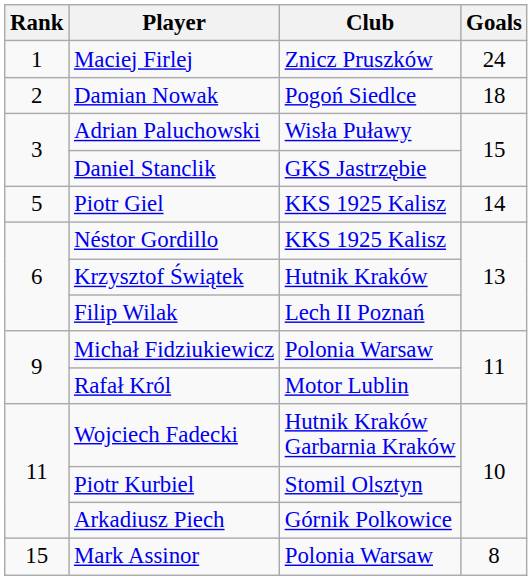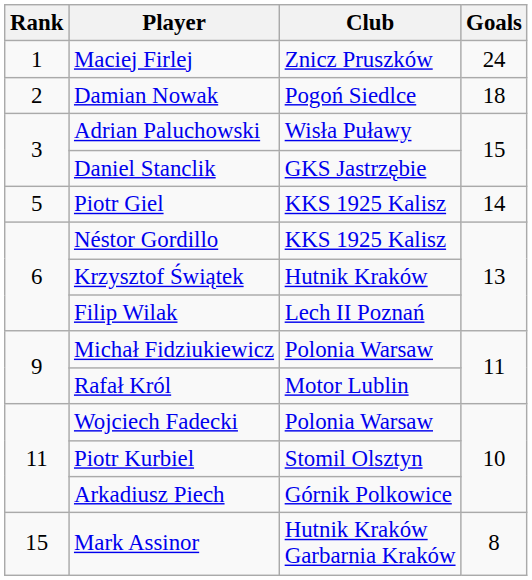(370, 434) Hutnik Kraków Garbarnia Kraków -> (359, 421) Polonia Warsaw
(359, 556) Polonia Warsaw -> (370, 543) Hutnik Kraków Garbarnia Kraków
